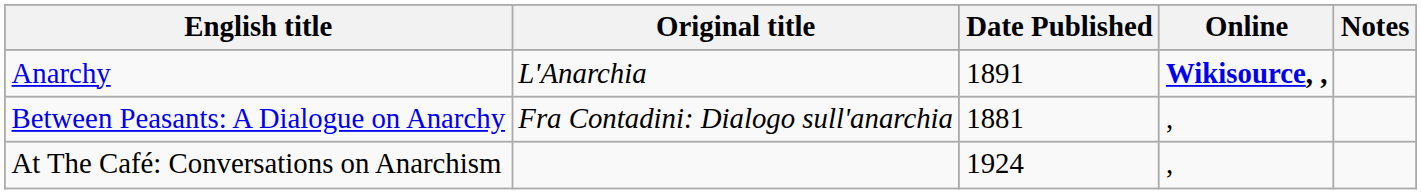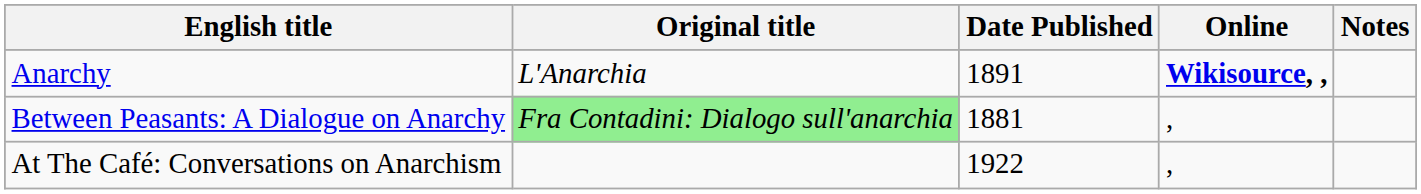(736, 118) no background -> (736, 118) lightgreen background
(995, 164) 1924 -> (995, 164) 1922
